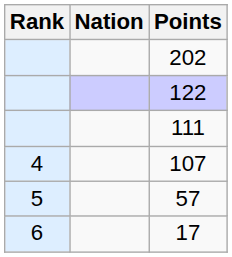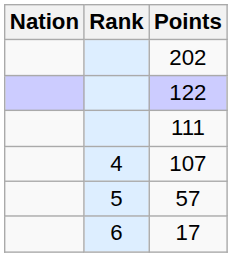columns swapped: (37, 22) <-> (109, 22)
